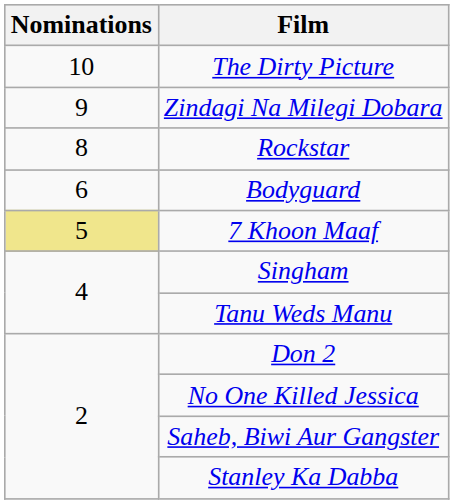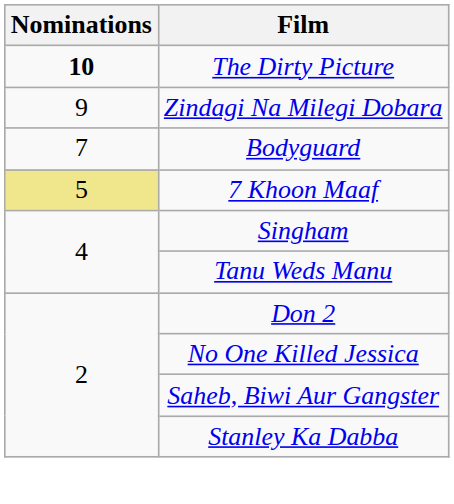(81, 66) normal -> (81, 66) bold
- row: (303, 148)
(81, 189) 6 -> (81, 148) 7
